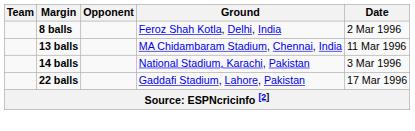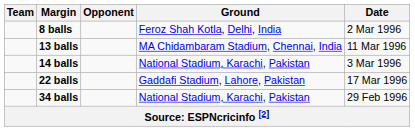+ row: (59, 98)
